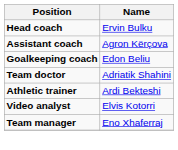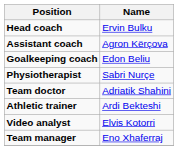+ row: (44, 75)
